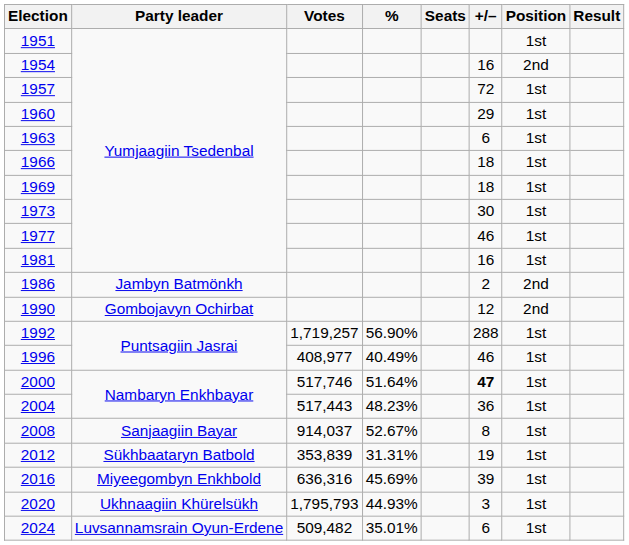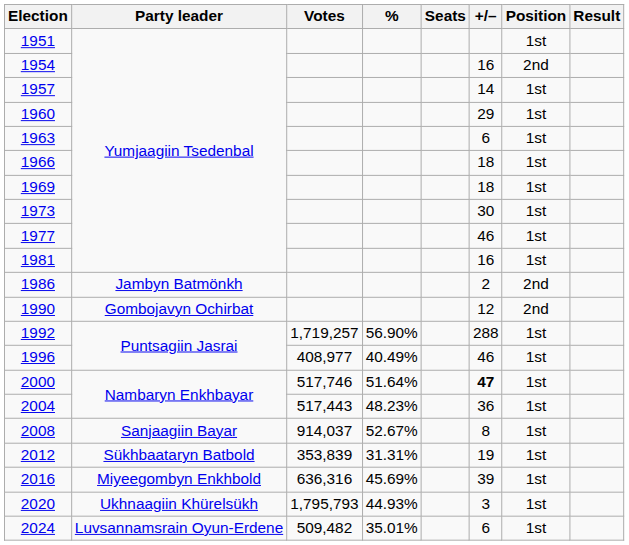(486, 89) 72 -> (486, 89) 14
